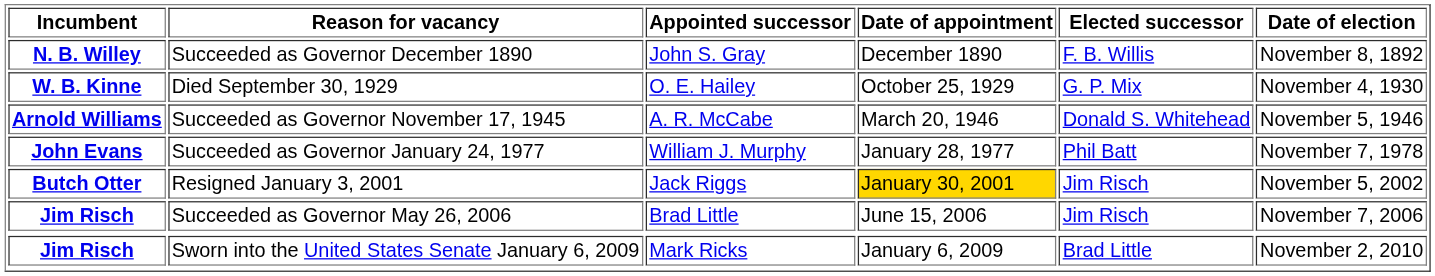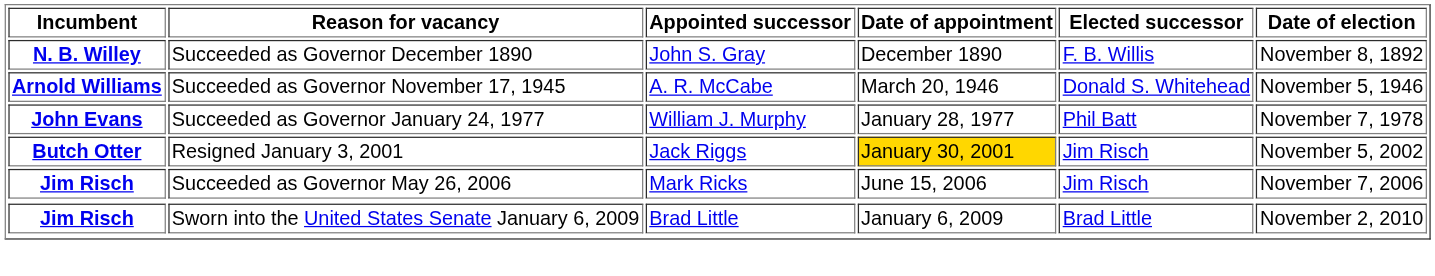- row: (285, 86)
(694, 215) Brad Little -> (698, 183) Mark Ricks
(698, 250) Mark Ricks -> (694, 218) Brad Little
